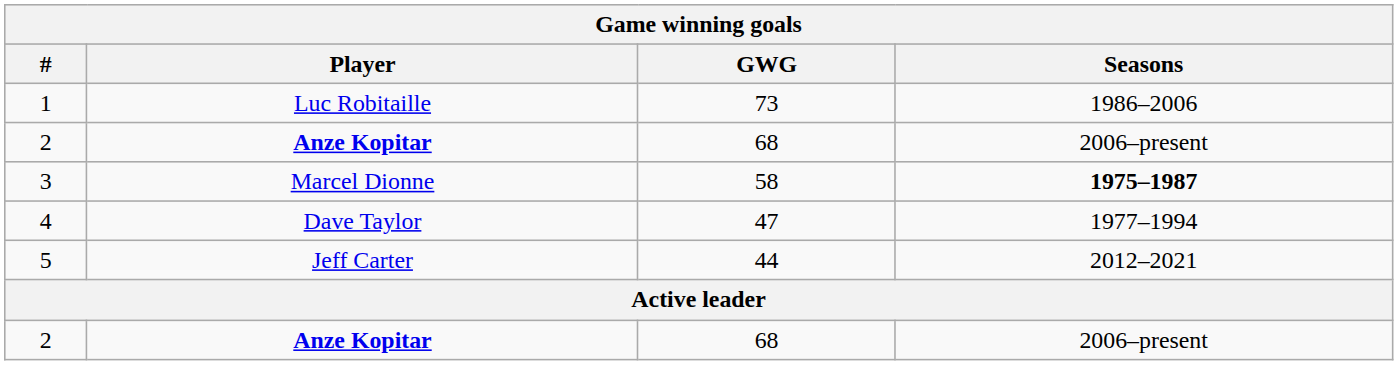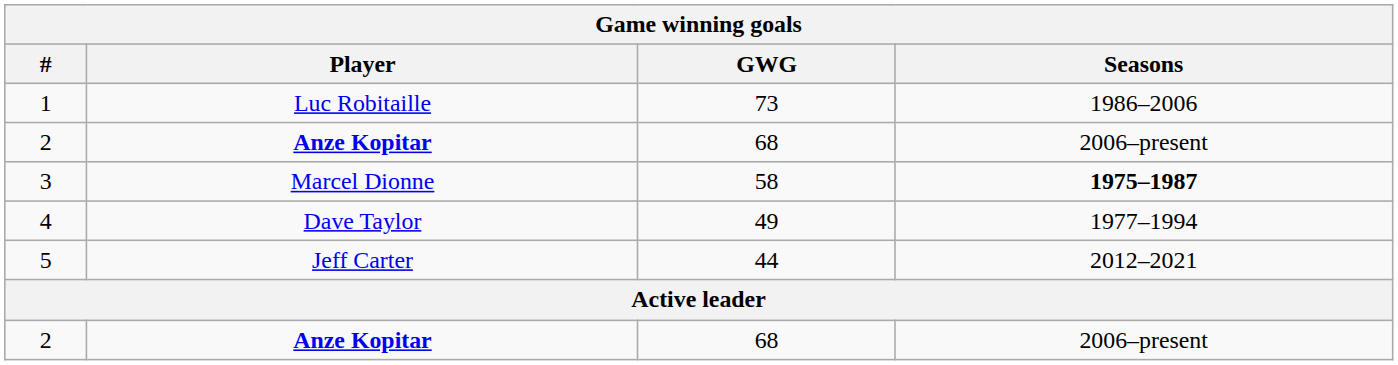(767, 221) 47 -> (767, 221) 49
